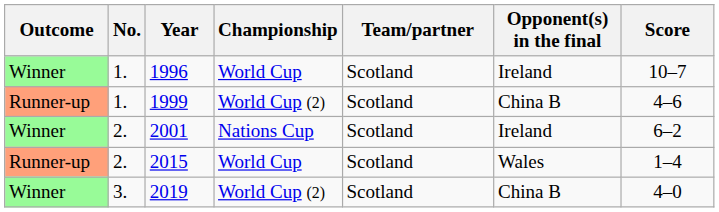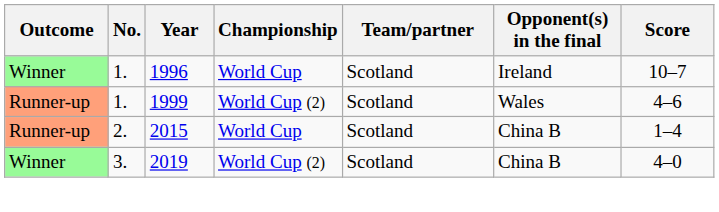(529, 101) China B -> (521, 101) Wales
- row: (169, 131)
(521, 161) Wales -> (529, 131) China B
